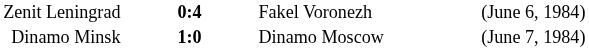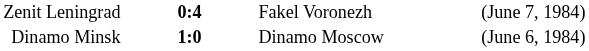(533, 11) (June 6, 1984) -> (533, 11) (June 7, 1984)
(533, 37) (June 7, 1984) -> (533, 37) (June 6, 1984)
